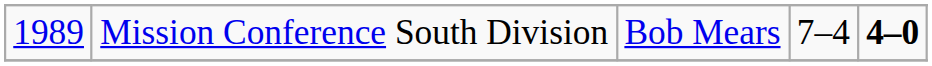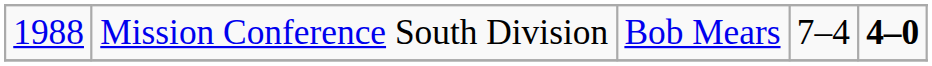(49, 32) 1989 -> (49, 32) 1988
